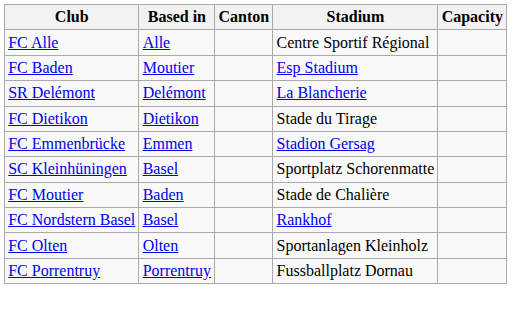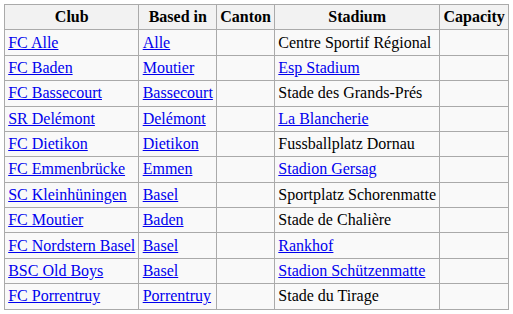+ row: (55, 93)
(327, 118) Stade du Tirage -> (347, 144) Fussballplatz Dornau
+ row: (56, 270)
- row: (38, 245)
(345, 270) Fussballplatz Dornau -> (329, 296) Stade du Tirage
